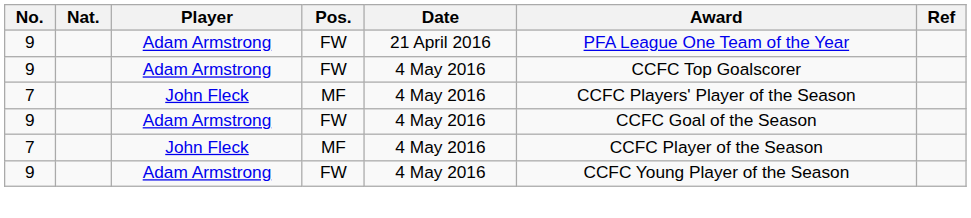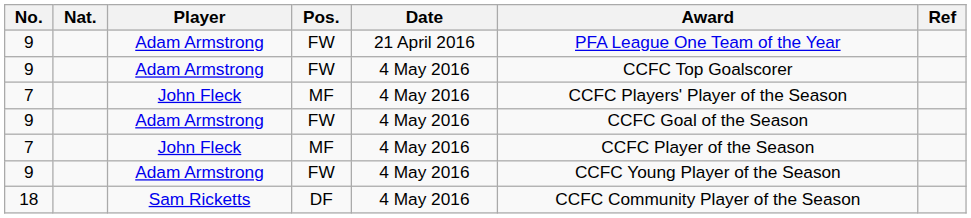+ row: (29, 198)
